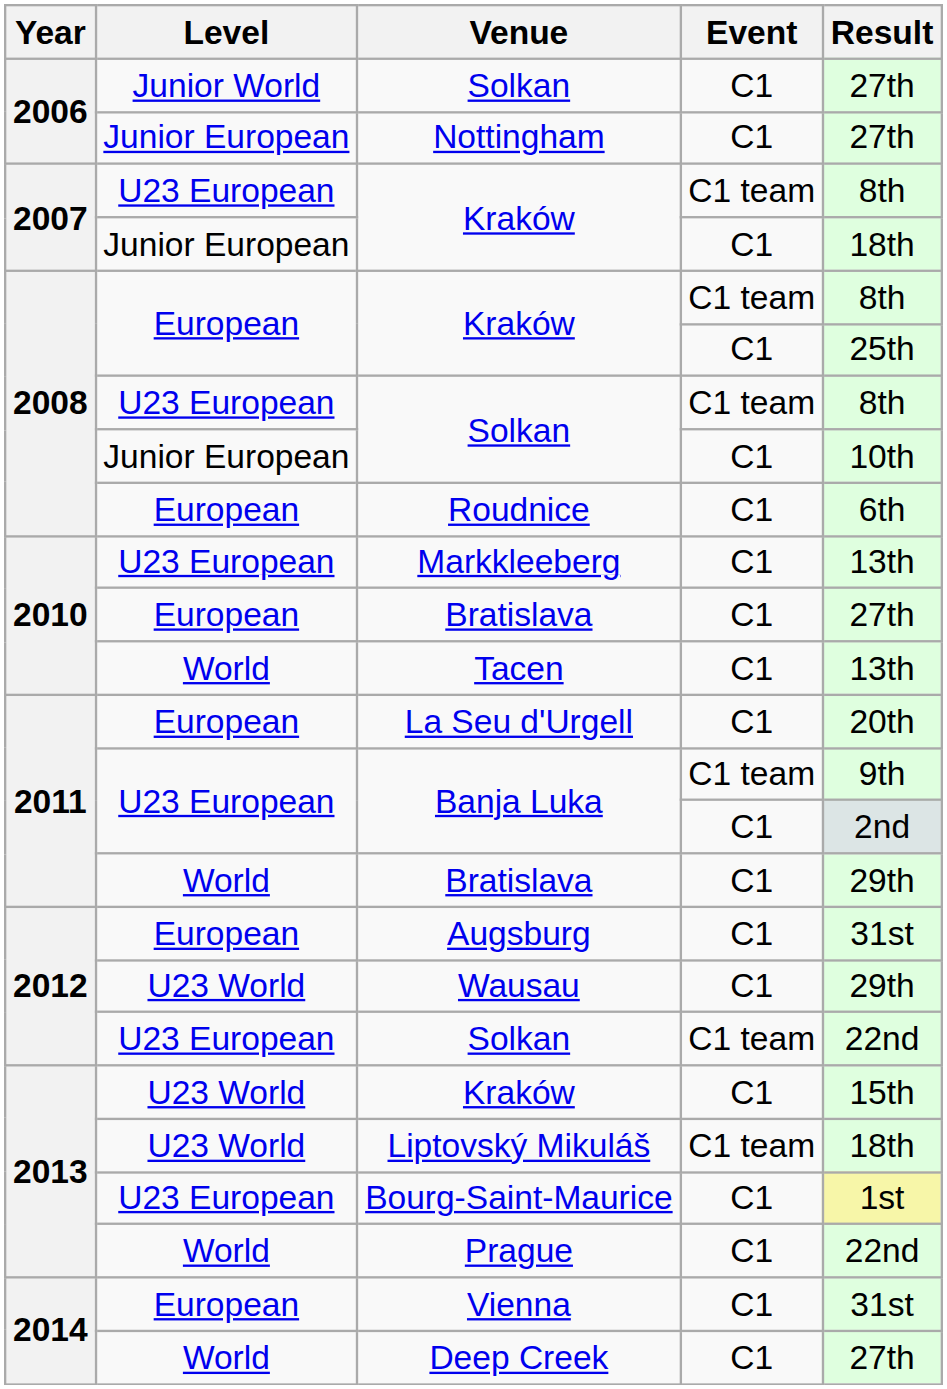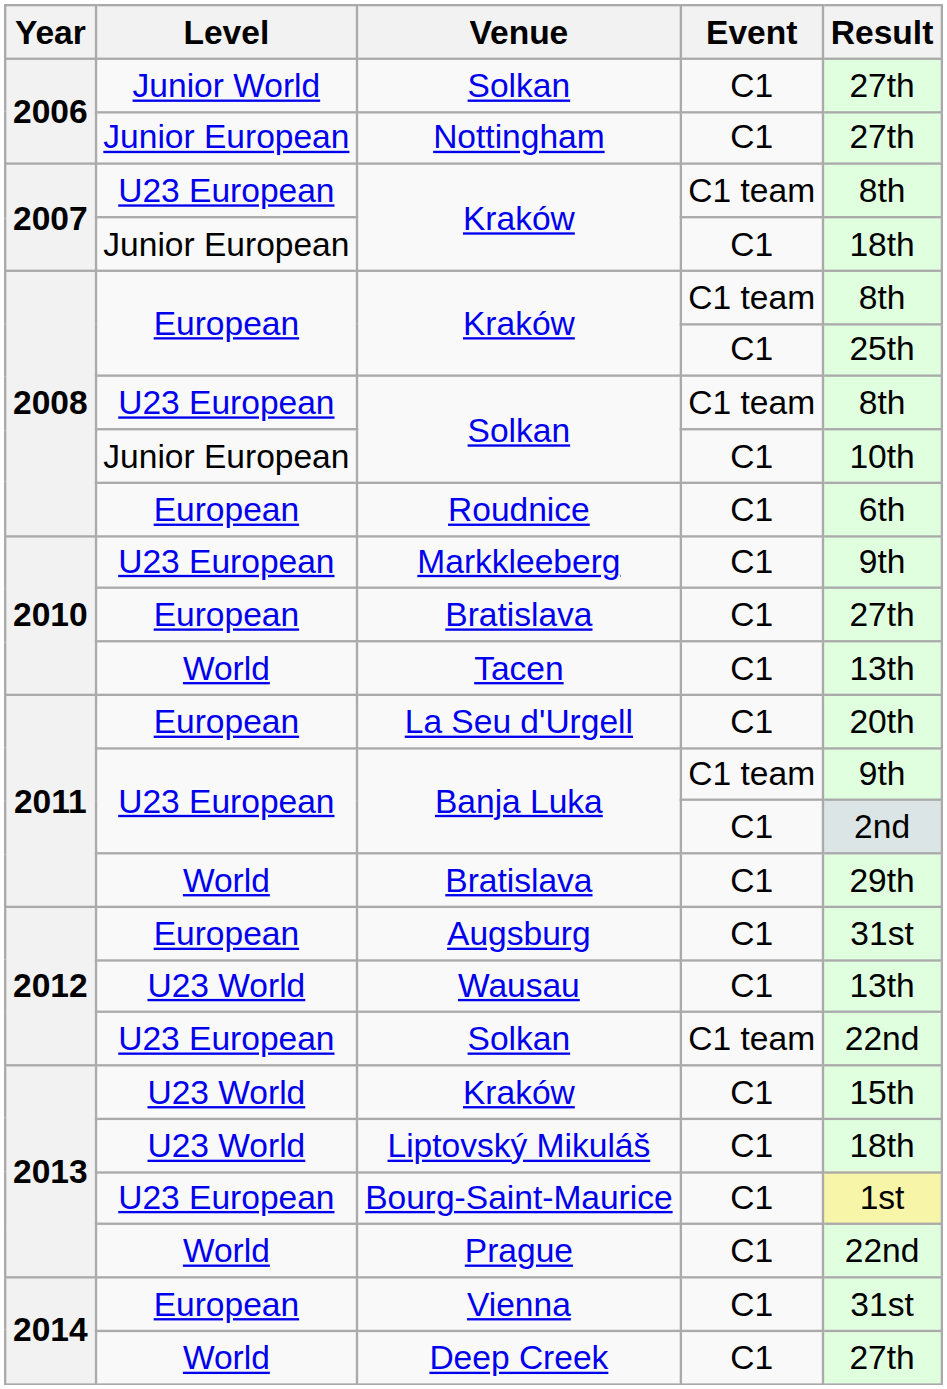(882, 562) 13th -> (882, 562) 9th
(882, 986) 29th -> (882, 986) 13th
(752, 1145) C1 team -> (752, 1145) C1
